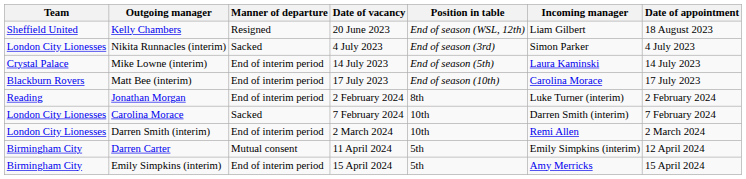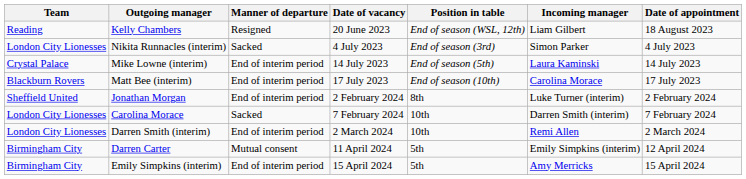(42, 30) Sheffield United -> (25, 30) Reading
(25, 98) Reading -> (42, 98) Sheffield United
